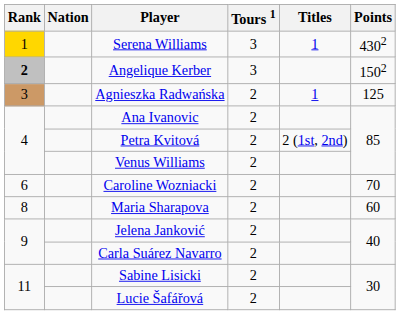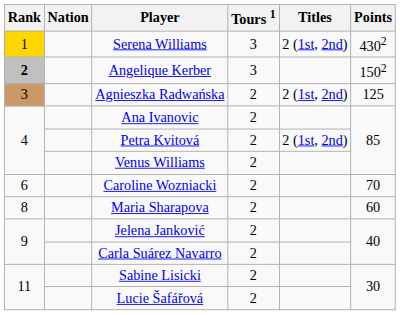(315, 44) 1 -> (315, 44) 2 (1st, 2nd)
(315, 95) 1 -> (315, 95) 2 (1st, 2nd)
